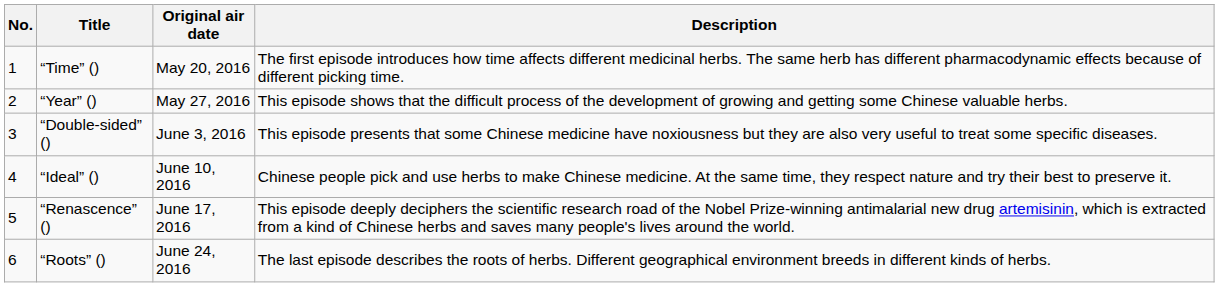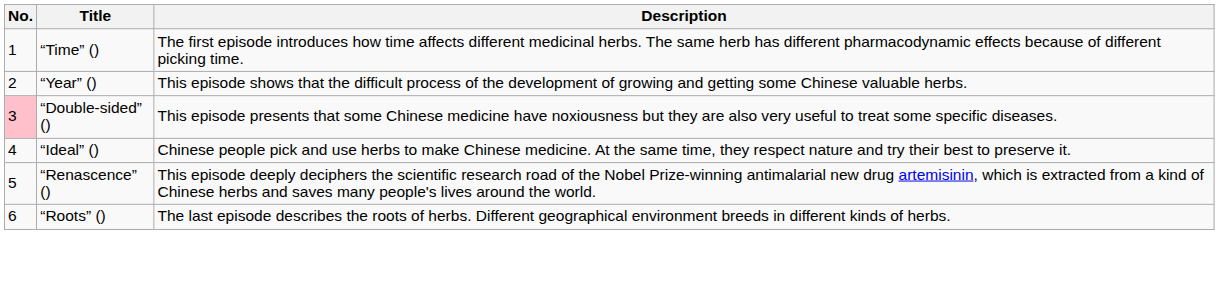- column: (203, 25)
(12, 134) no background -> (12, 116) pink background
